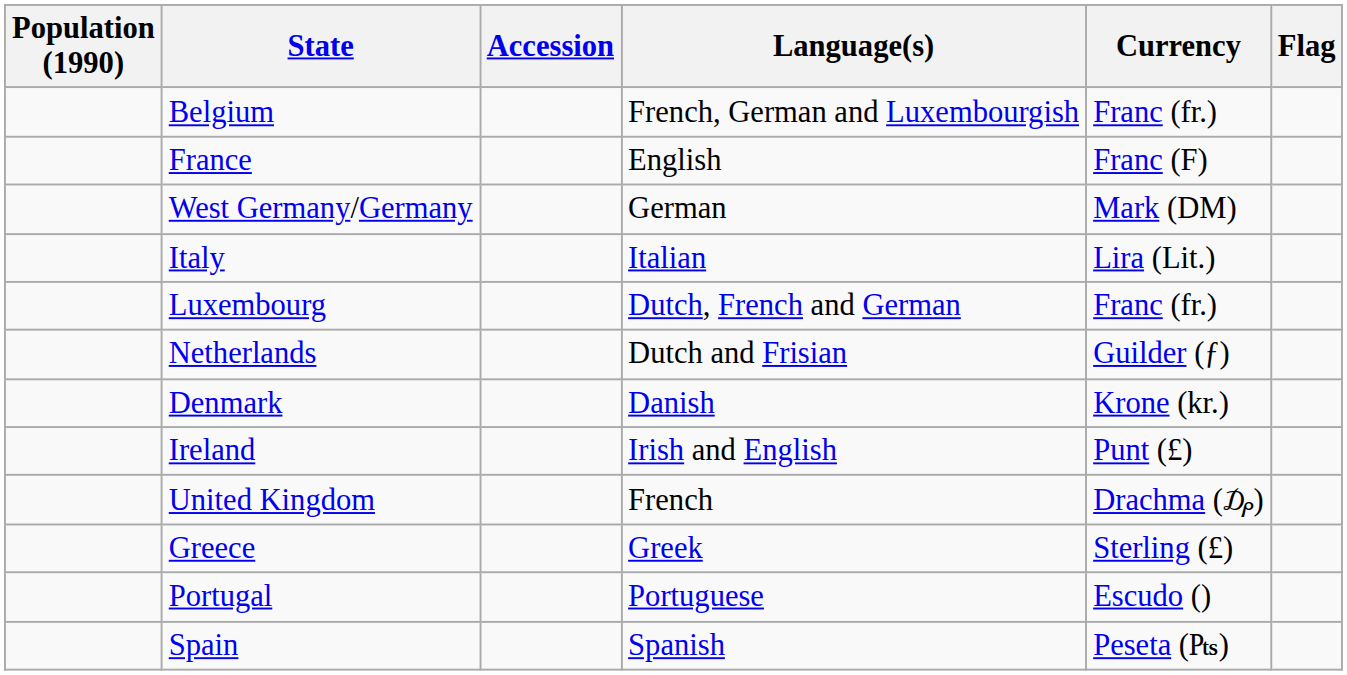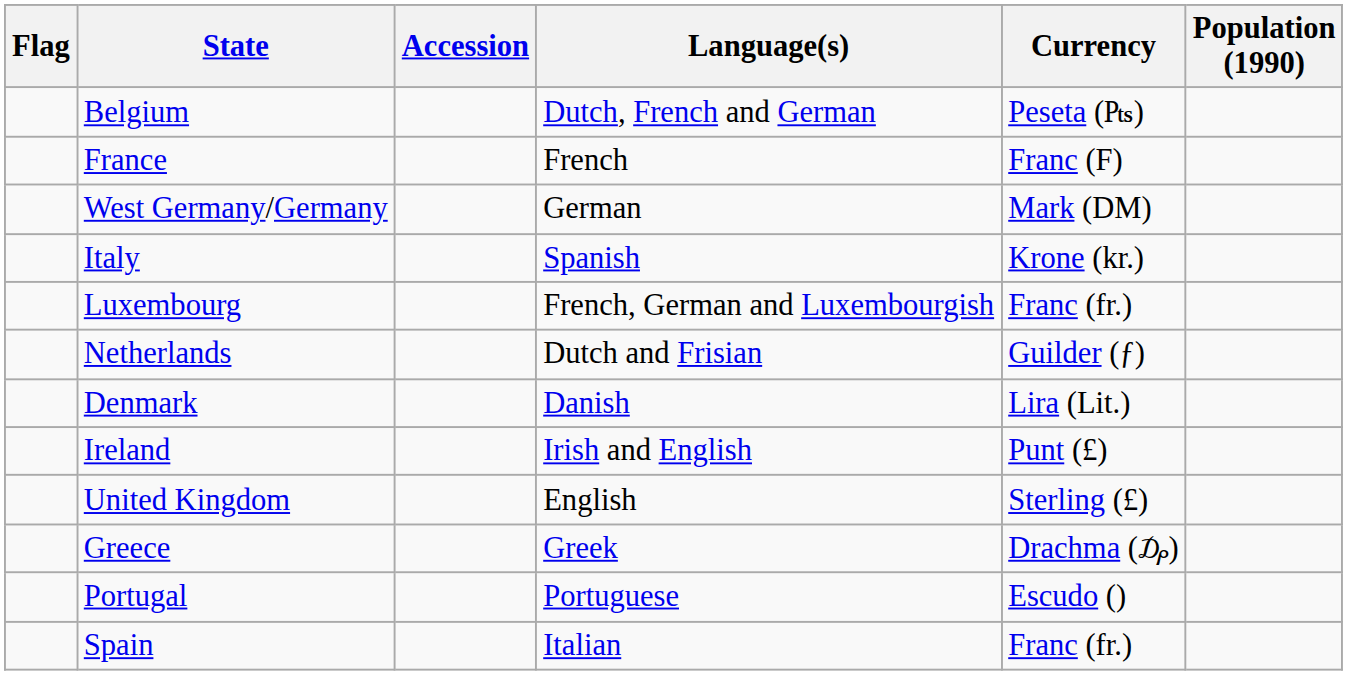columns swapped: (1307, 45) <-> (83, 45)
(854, 111) French, German and Luxembourgish -> (710, 111) Dutch, French and German
(1155, 111) Franc (fr.) -> (1076, 111) Peseta (₧)
(675, 160) English -> (586, 160) French
(667, 256) Italian -> (592, 256) Spanish
(1154, 256) Lira (Lit.) -> (1076, 256) Krone (kr.)
(794, 305) Dutch, French and German -> (769, 305) French, German and Luxembourgish
(1161, 402) Krone (kr.) -> (1069, 402) Lira (Lit.)
(671, 499) French -> (590, 499) English
(1178, 499) Drachma (₯) -> (1078, 499) Sterling (£)
(1163, 547) Sterling (£) -> (1093, 547) Drachma (₯)
(677, 644) Spanish -> (582, 644) Italian
(1161, 644) Peseta (₧) -> (1070, 644) Franc (fr.)
